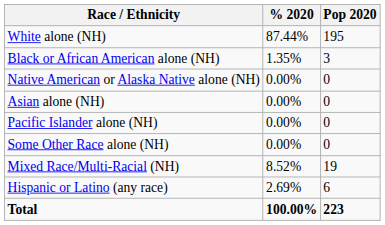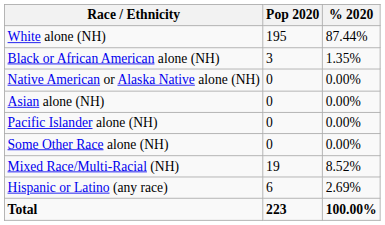columns swapped: (350, 15) <-> (292, 15)
